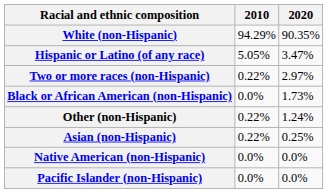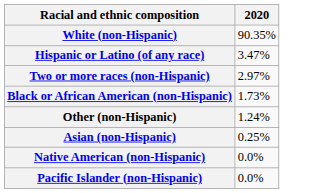- column: (257, 15)
